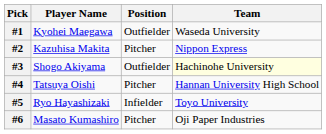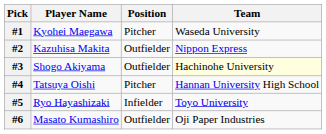(147, 31) Outfielder -> (140, 31) Pitcher
(140, 48) Pitcher -> (147, 48) Outfielder
(140, 119) Pitcher -> (147, 119) Outfielder
